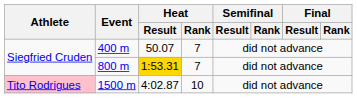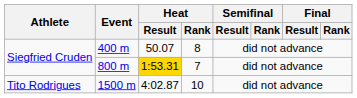(197, 49) 7 -> (197, 49) 8
(44, 85) pink background -> (44, 85) no background
